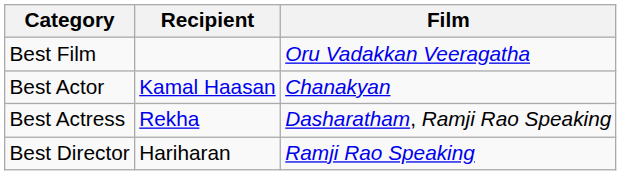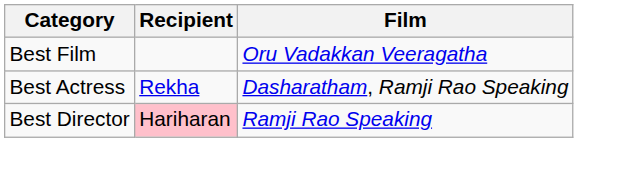- row: (57, 86)
(185, 152) no background -> (185, 119) pink background
